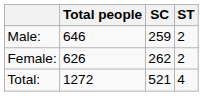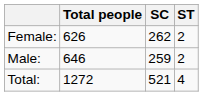rows swapped: (24, 36) <-> (32, 58)
